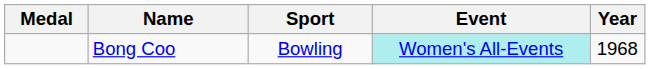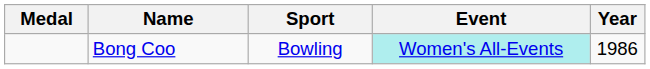(617, 48) 1968 -> (617, 48) 1986
